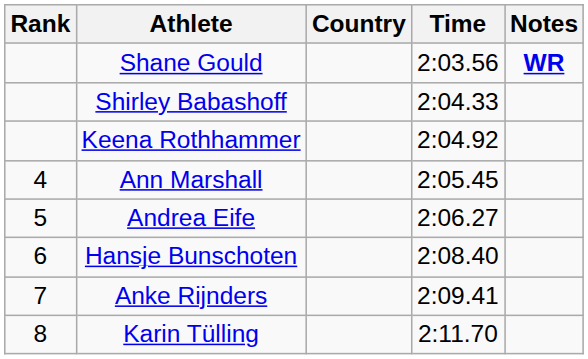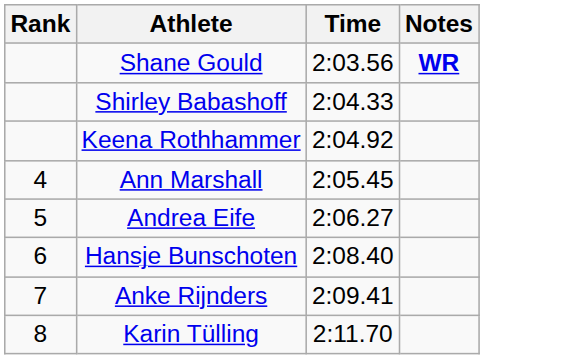- column: (359, 23)
